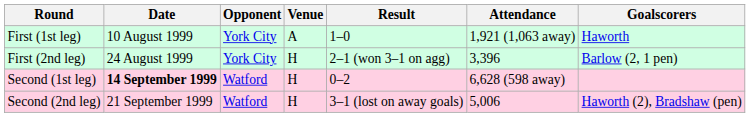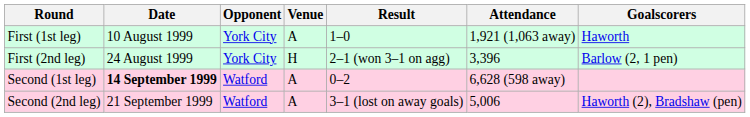(292, 79) H -> (292, 79) A
(292, 101) H -> (292, 101) A
